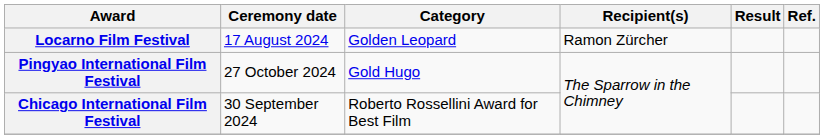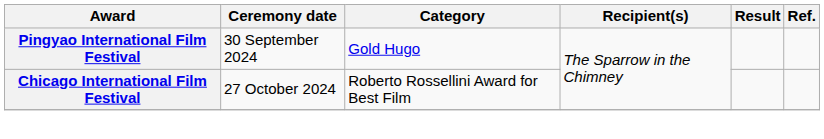- row: (112, 40)
(280, 72) 27 October 2024 -> (271, 48) 30 September 2024
(271, 113) 30 September 2024 -> (280, 89) 27 October 2024
